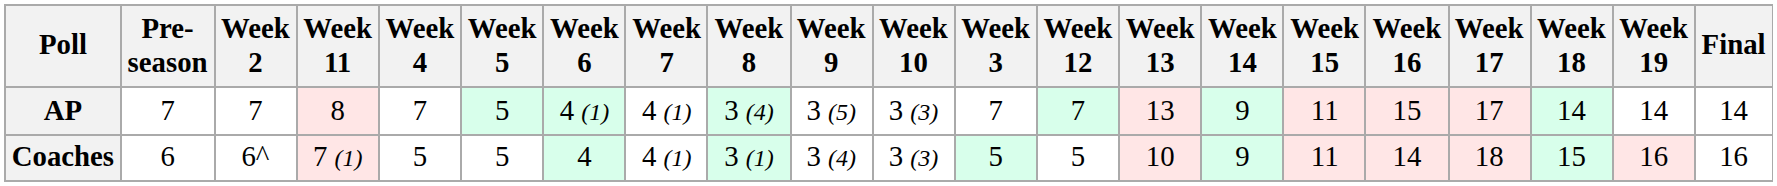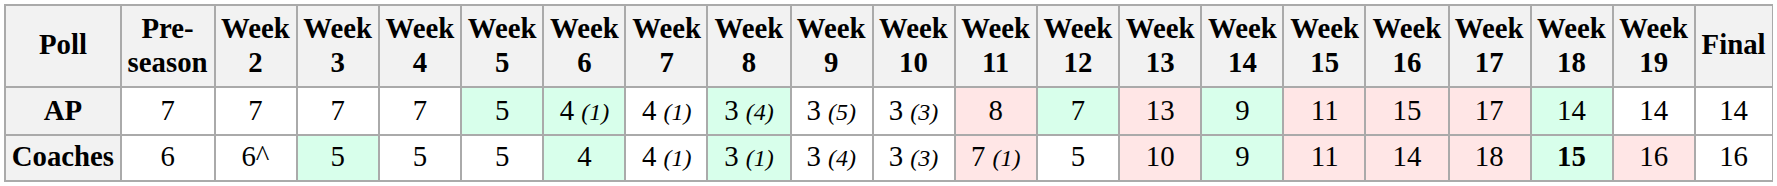columns swapped: (996, 45) <-> (338, 45)
(1571, 157) normal -> (1571, 157) bold
